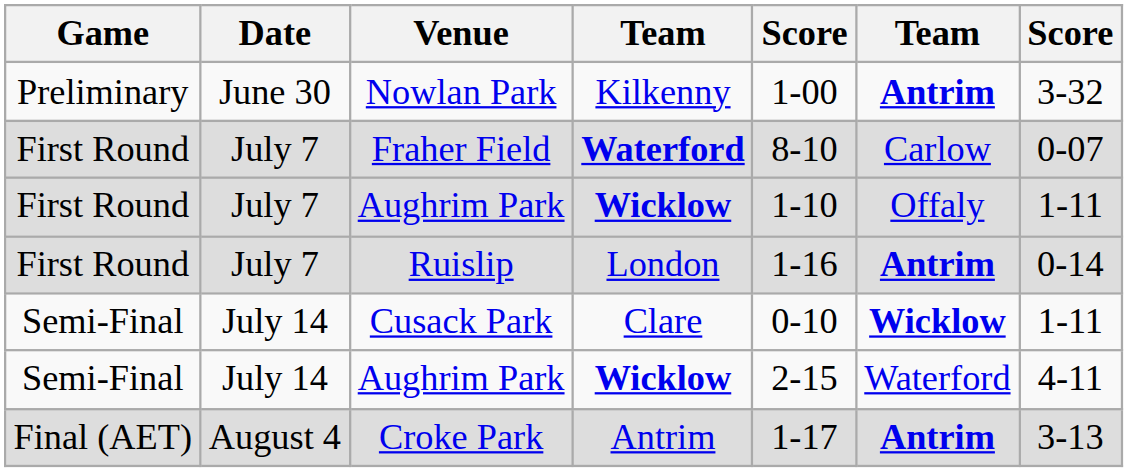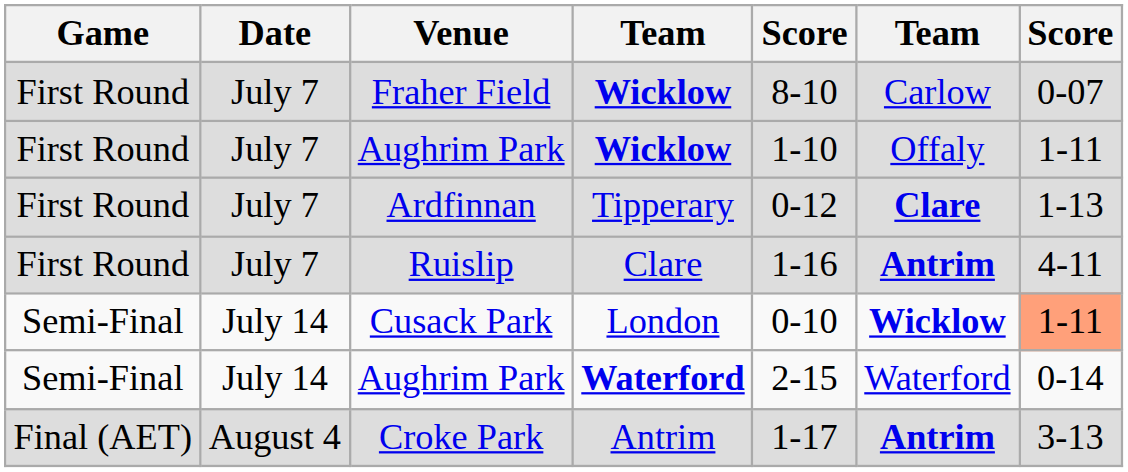- row: (103, 90)
(663, 148) Waterford -> (663, 90) Wicklow
+ row: (103, 206)
(663, 263) London -> (663, 263) Clare
(1070, 263) 0-14 -> (1070, 263) 4-11
(663, 321) Clare -> (663, 321) London
(1070, 321) no background -> (1070, 321) lightsalmon background
(663, 378) Wicklow -> (663, 378) Waterford
(1070, 378) 4-11 -> (1070, 378) 0-14
